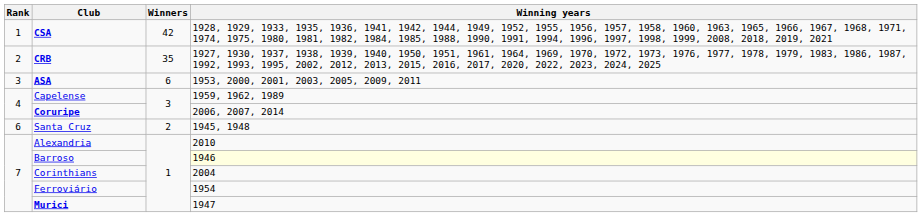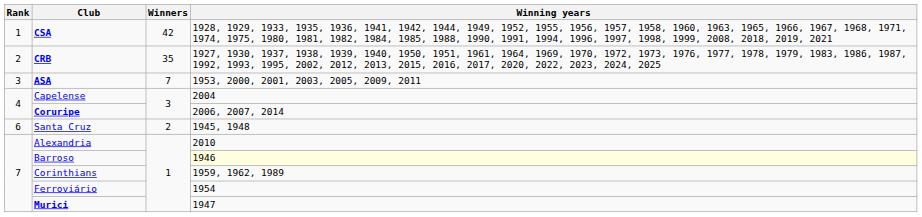(168, 80) 6 -> (168, 80) 7
(238, 96) 1959, 1962, 1989 -> (204, 96) 2004
(204, 173) 2004 -> (238, 173) 1959, 1962, 1989
